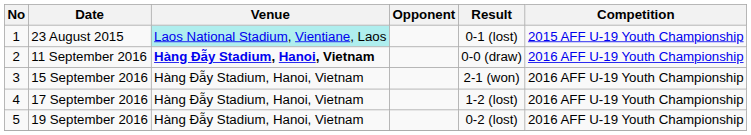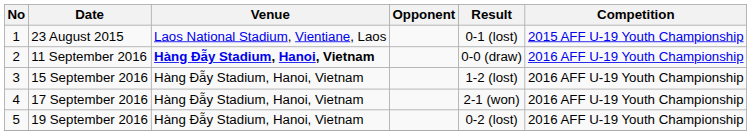(270, 36) paleturquoise background -> (270, 36) no background
(492, 78) 2-1 (won) -> (492, 78) 1-2 (lost)
(492, 99) 1-2 (lost) -> (492, 99) 2-1 (won)
